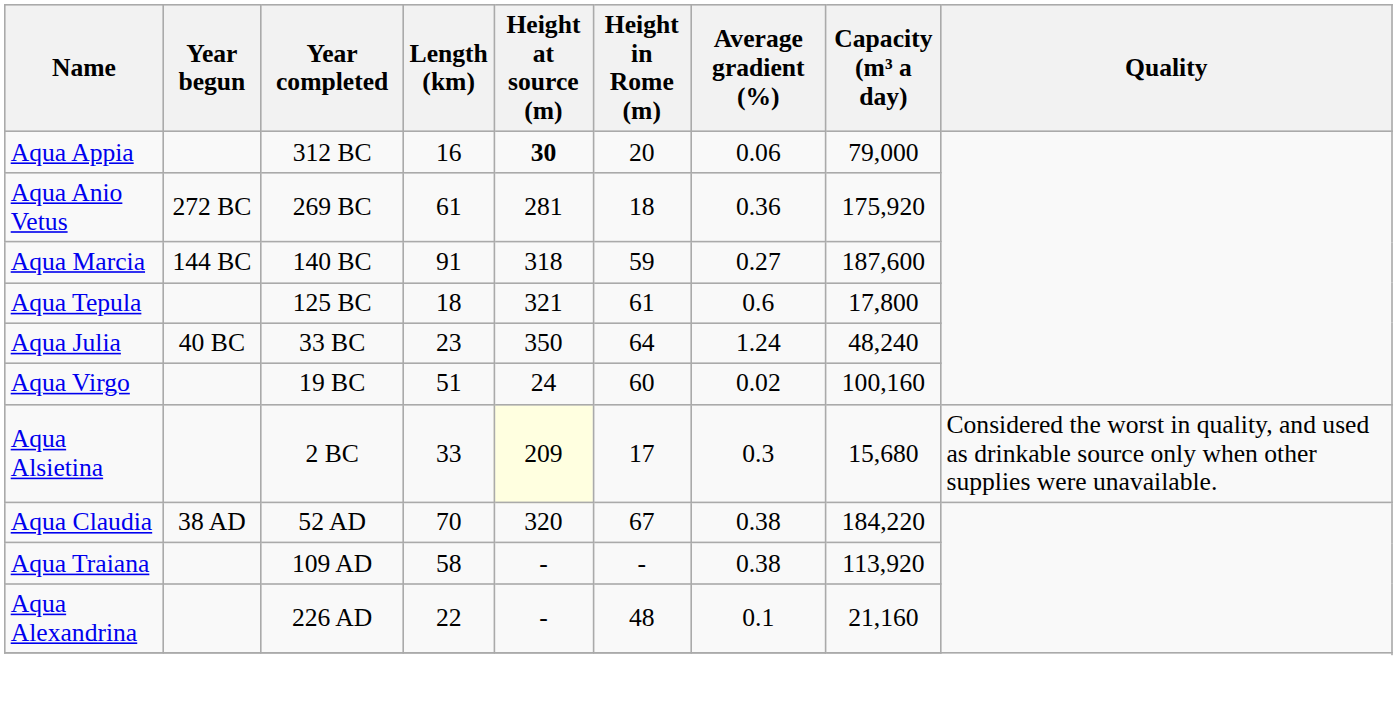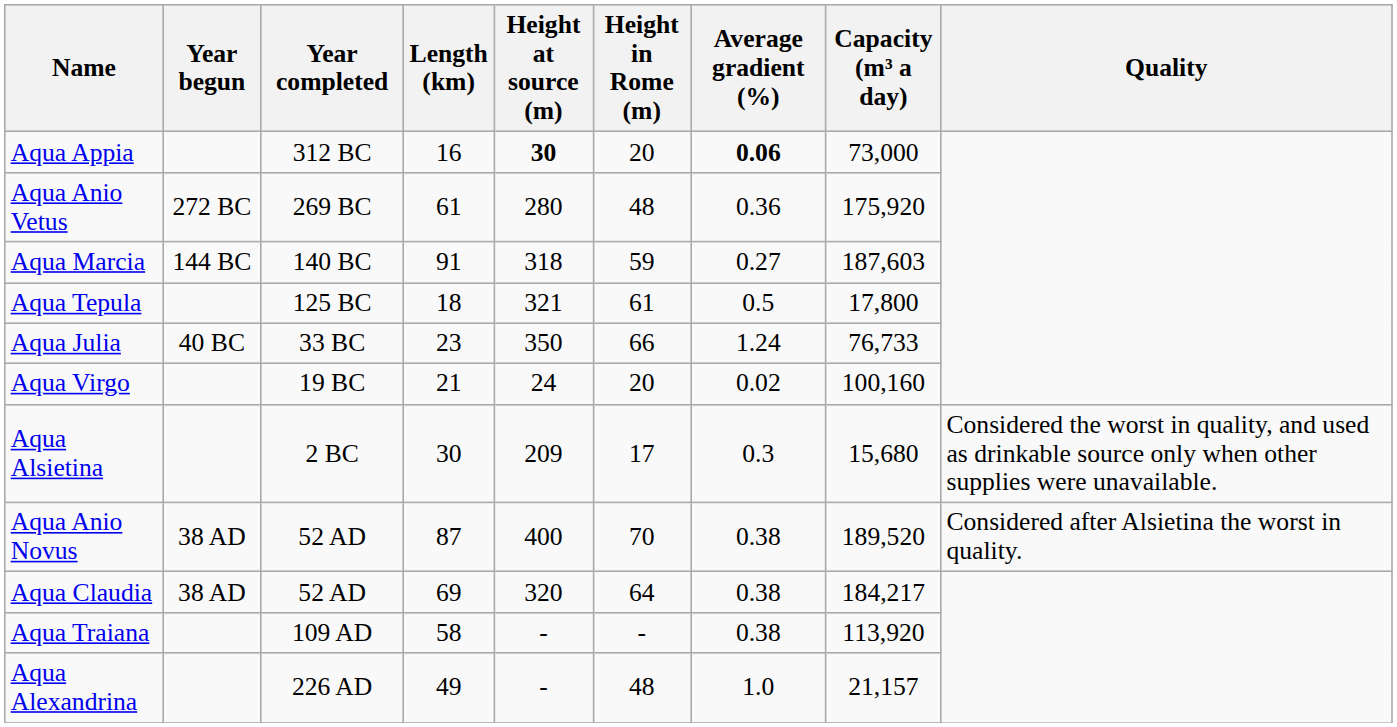(758, 151) normal -> (758, 151) bold
(883, 151) 79,000 -> (883, 151) 73,000
(543, 206) 281 -> (543, 206) 280
(642, 206) 18 -> (642, 206) 48
(883, 261) 187,600 -> (883, 261) 187,603
(758, 302) 0.6 -> (758, 302) 0.5
(642, 342) 64 -> (642, 342) 66
(883, 342) 48,240 -> (883, 342) 76,733
(449, 383) 51 -> (449, 383) 21
(642, 383) 60 -> (642, 383) 20
(449, 452) 33 -> (449, 452) 30
(543, 452) lightyellow background -> (543, 452) no background
+ row: (67, 536)
(449, 522) 70 -> (449, 591) 69
(642, 522) 67 -> (642, 591) 64
(883, 522) 184,220 -> (883, 591) 184,217
(449, 618) 22 -> (449, 687) 49
(758, 618) 0.1 -> (758, 687) 1.0
(883, 618) 21,160 -> (883, 687) 21,157
